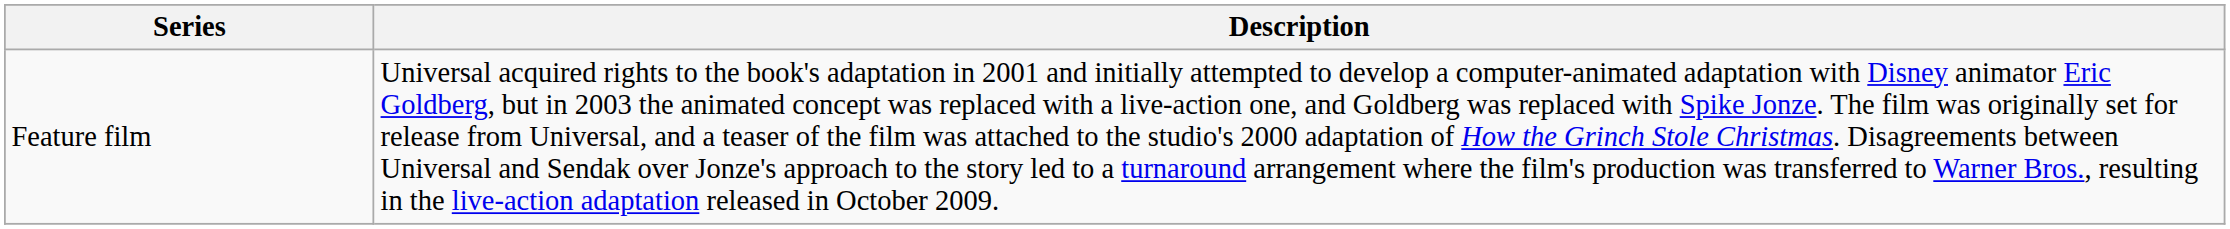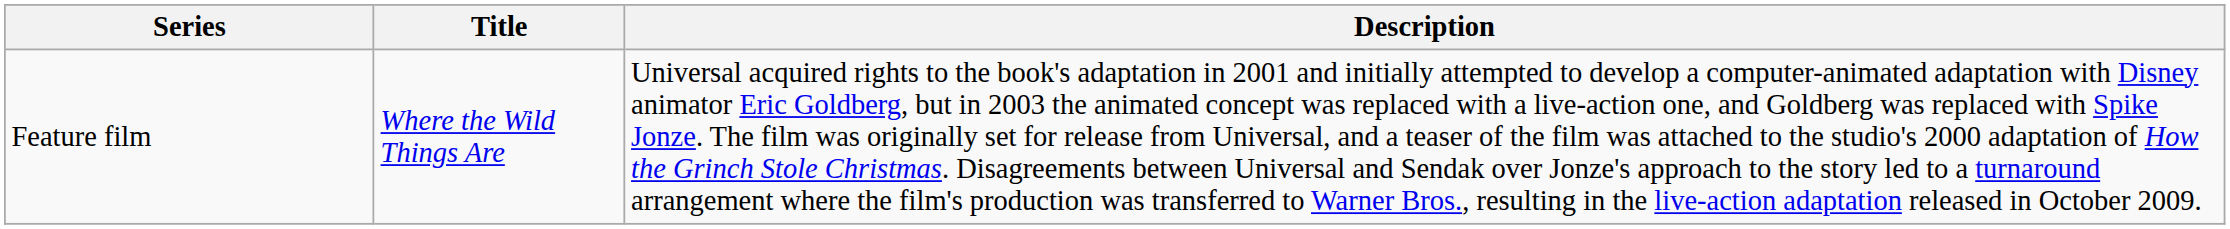+ column: (499, 27)
